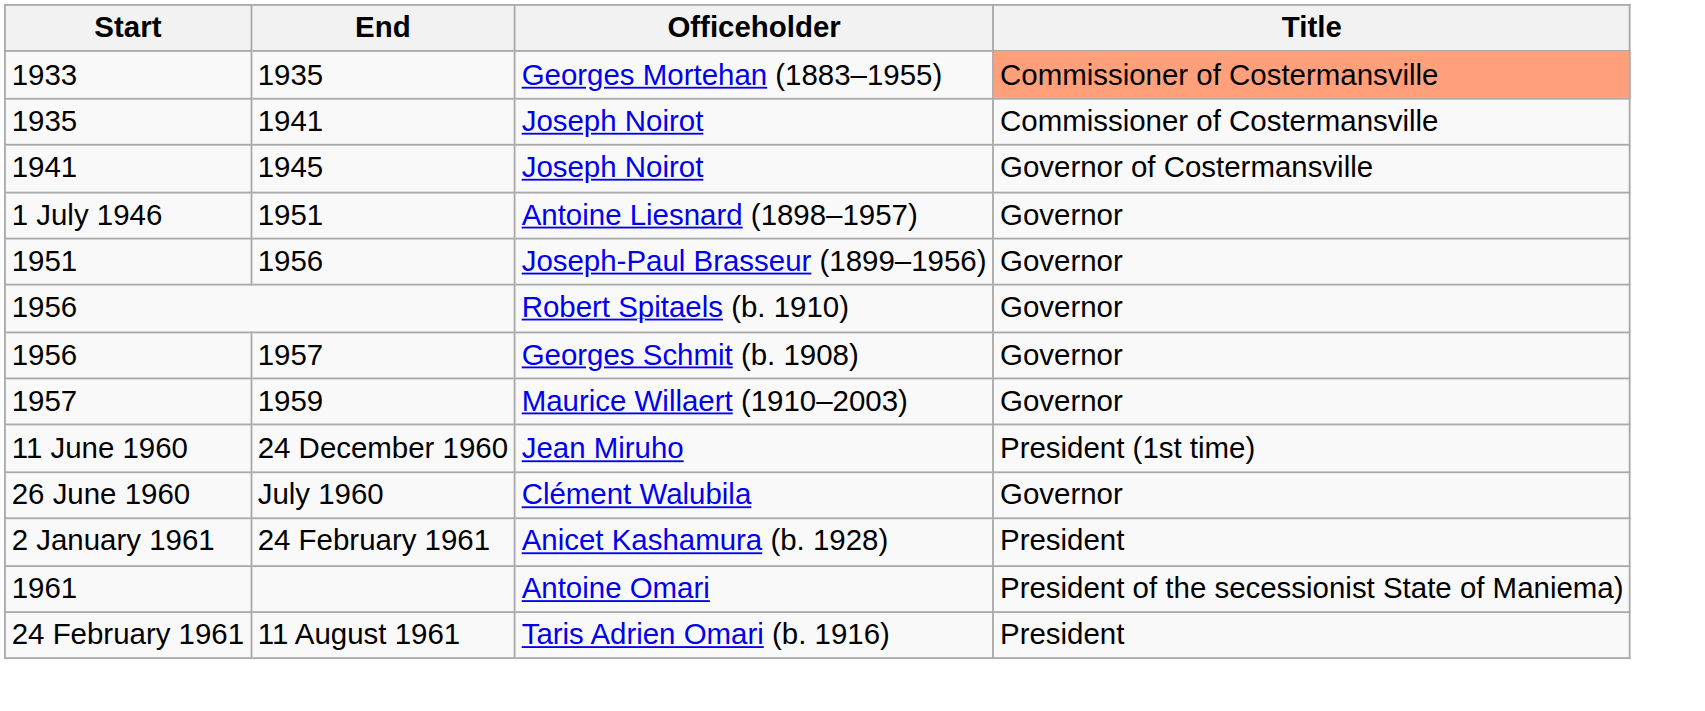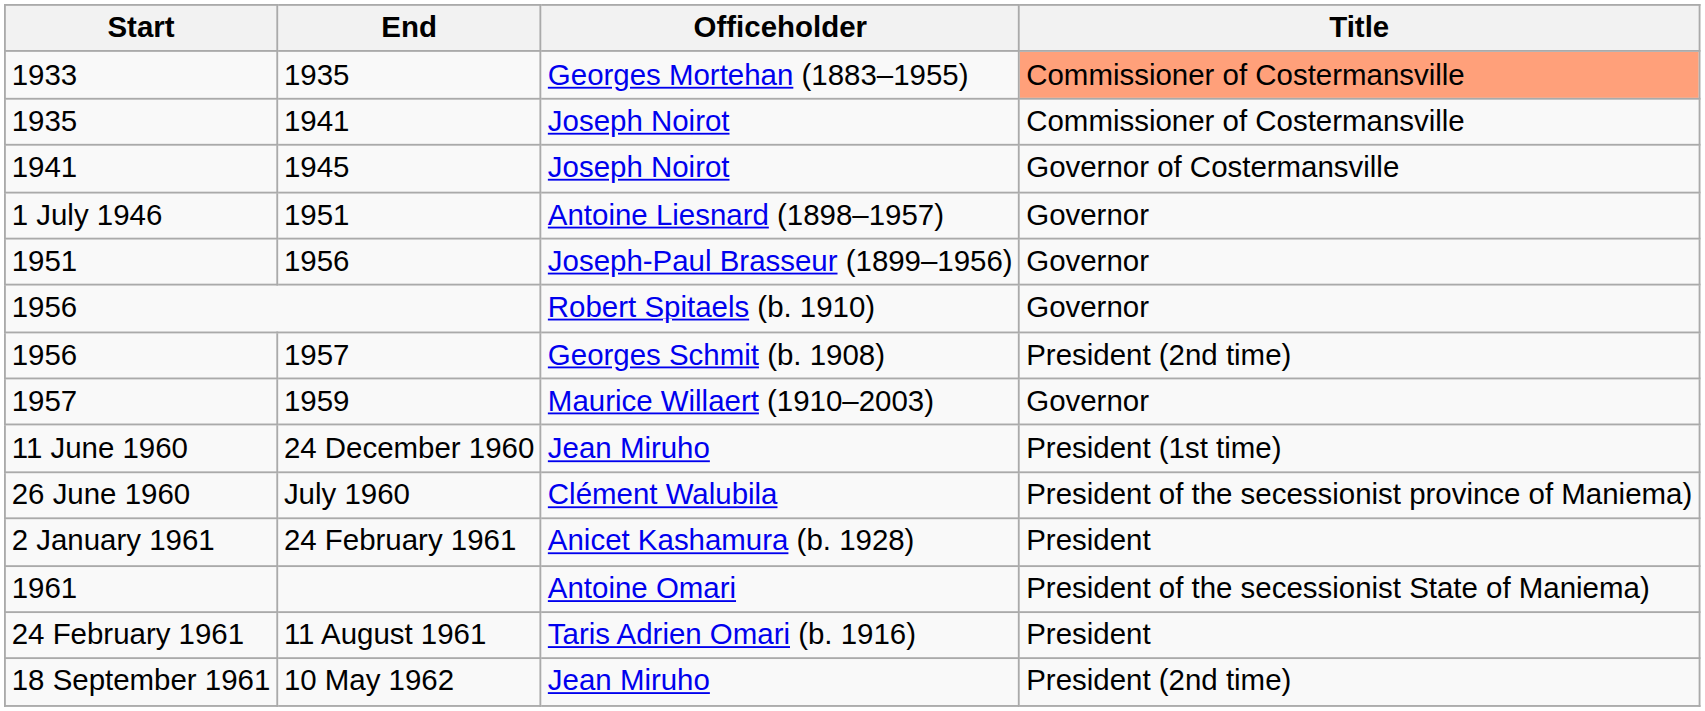(1061, 354) Governor -> (1159, 354) President (2nd time)
(1061, 494) Governor -> (1359, 494) President of the secessionist province of Maniema)
+ row: (141, 681)
